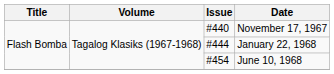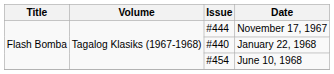(218, 28) #440 -> (218, 28) #444
(218, 45) #444 -> (218, 45) #440
